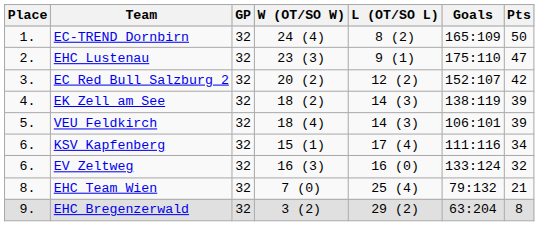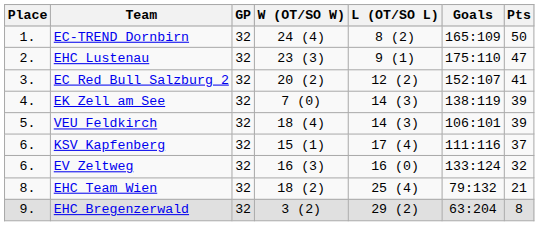(519, 80) 42 -> (519, 80) 41
(301, 102) 18 (2) -> (301, 102) 7 (0)
(519, 145) 34 -> (519, 145) 37
(301, 188) 7 (0) -> (301, 188) 18 (2)
